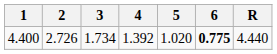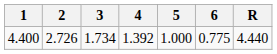(176, 37) 1.020 -> (176, 37) 1.000
(214, 37) bold -> (214, 37) normal
